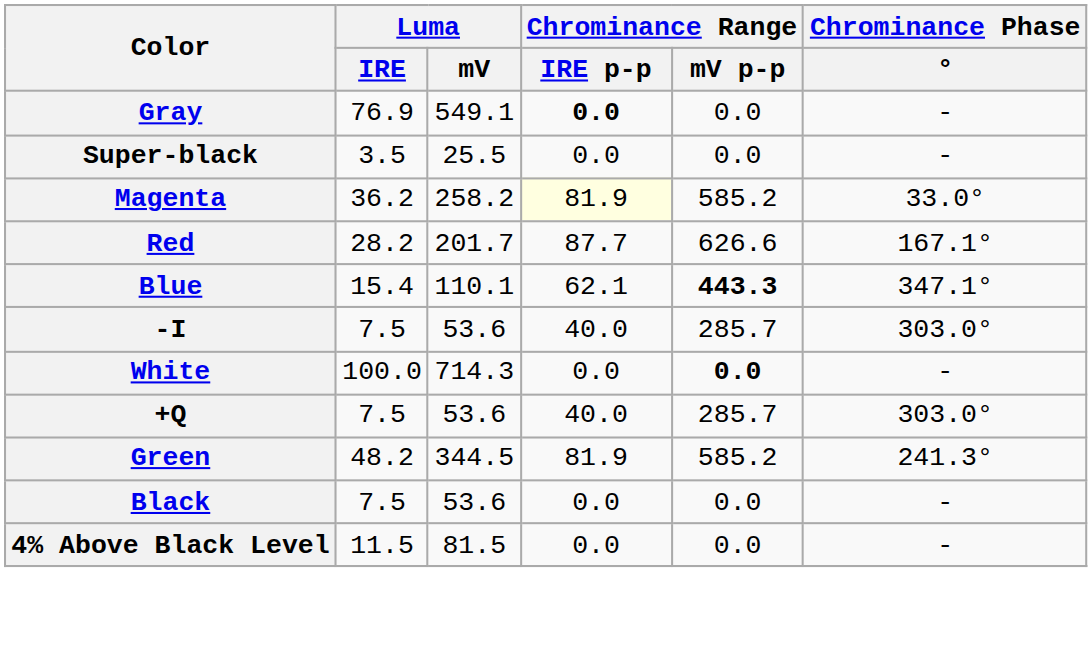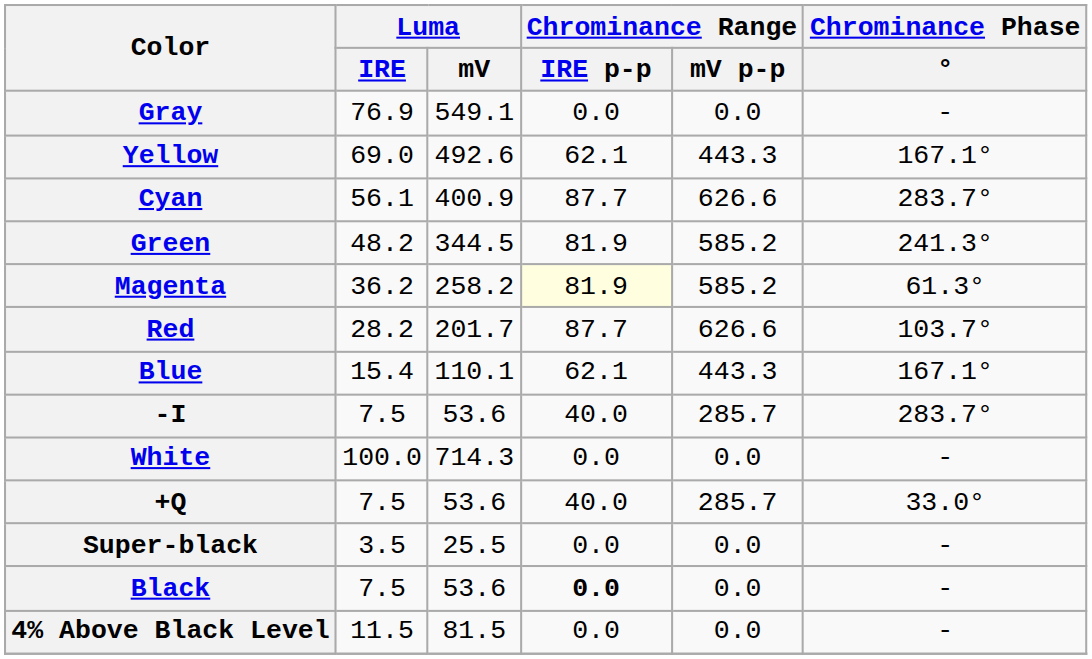(596, 113) bold -> (596, 113) normal
+ row: (170, 156)
+ row: (170, 200)
rows swapped: (170, 459) <-> (170, 156)
(945, 200) 33.0° -> (945, 286) 61.3°
(945, 243) 167.1° -> (945, 329) 103.7°
(738, 286) bold -> (738, 372) normal
(945, 286) 347.1° -> (945, 372) 167.1°
(945, 329) 303.0° -> (945, 416) 283.7°
(738, 372) bold -> (738, 459) normal
(945, 416) 303.0° -> (945, 502) 33.0°
(596, 502) normal -> (596, 589) bold
